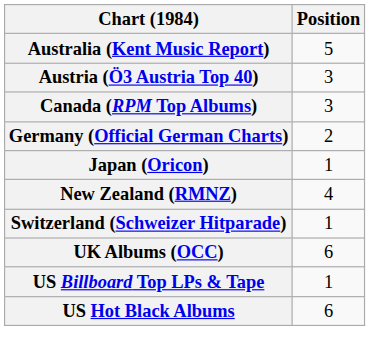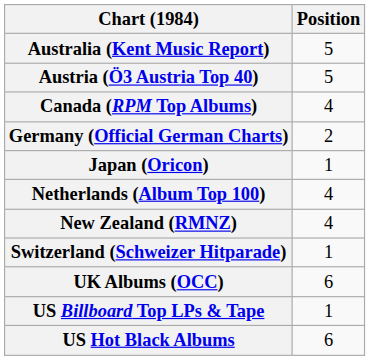(329, 77) 3 -> (329, 77) 5
(329, 106) 3 -> (329, 106) 4
+ row: (149, 194)
